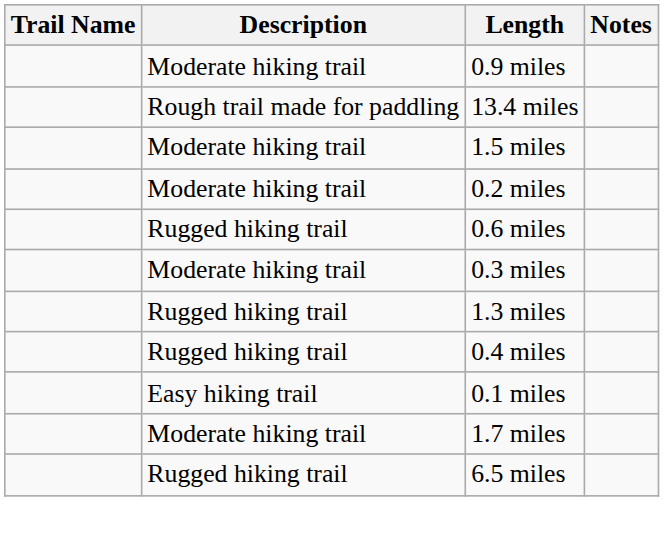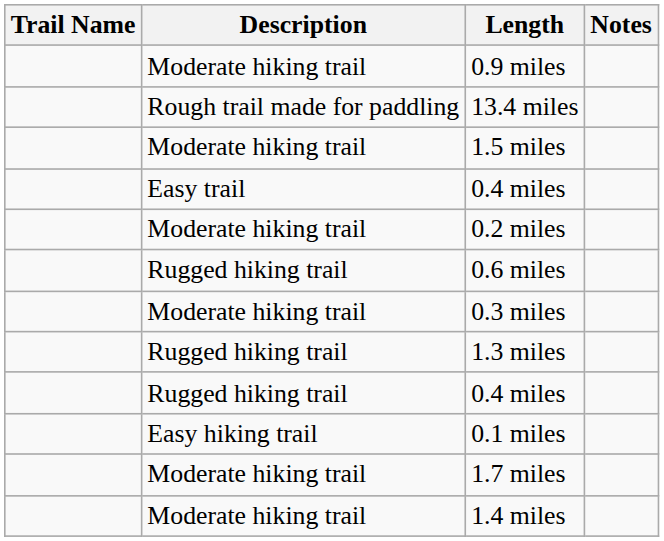+ row: (196, 188)
+ row: (257, 515)
- row: (248, 474)
